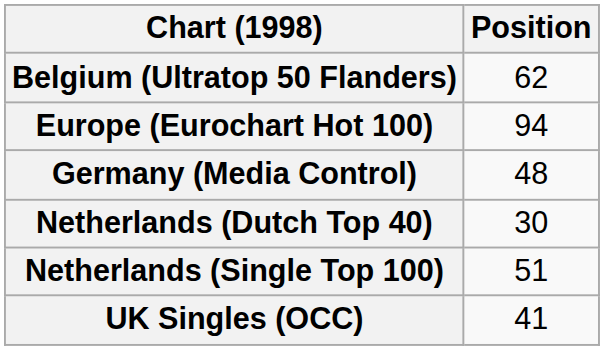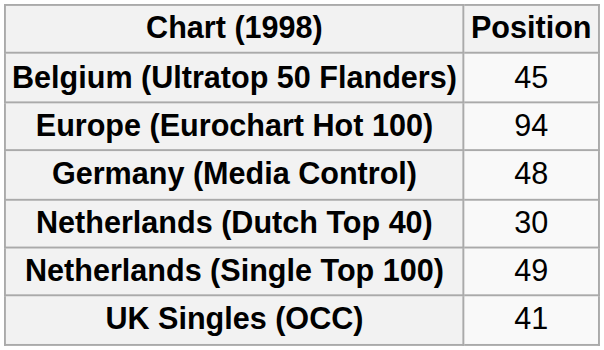(531, 77) 62 -> (531, 77) 45
(531, 271) 51 -> (531, 271) 49
